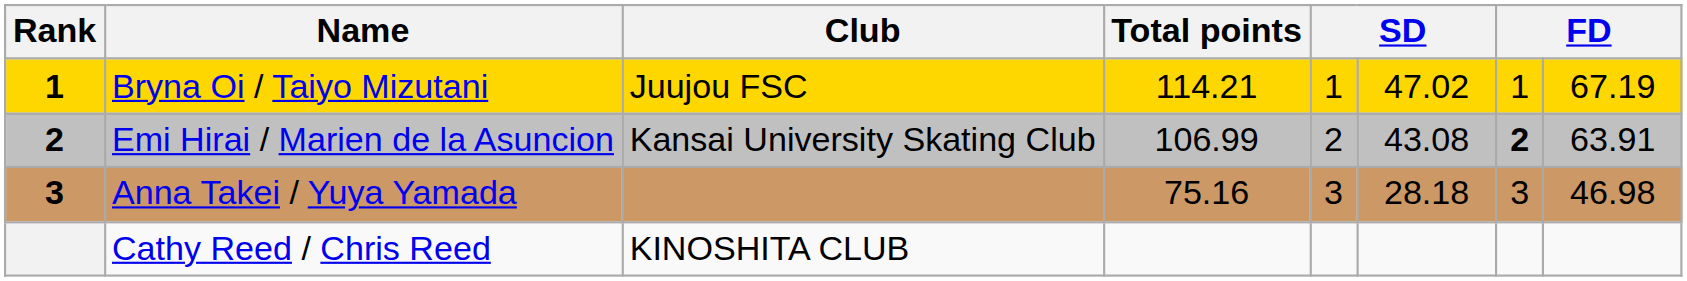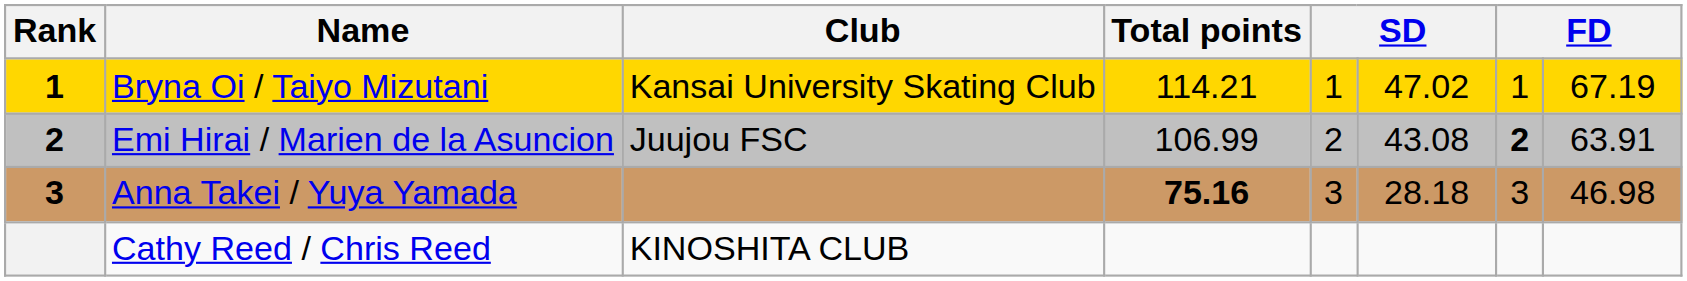(719, 85) Juujou FSC -> (863, 85) Kansai University Skating Club
(863, 139) Kansai University Skating Club -> (719, 139) Juujou FSC
(1207, 193) normal -> (1207, 193) bold
